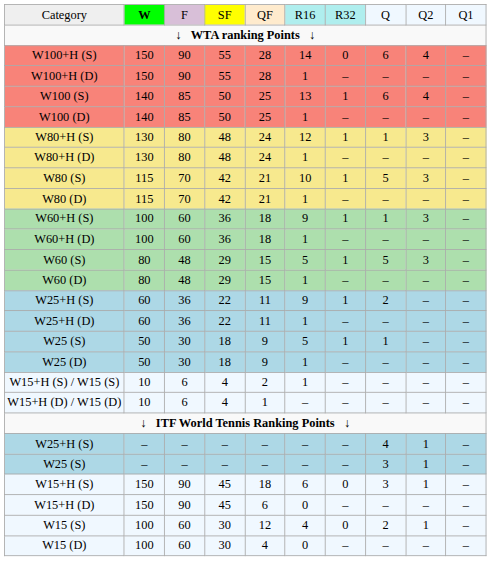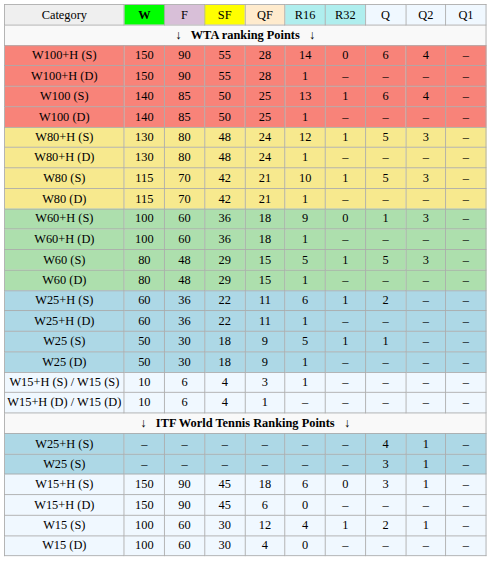(386, 137) 1 -> (386, 137) 5
(345, 219) 1 -> (345, 219) 0
(305, 301) 9 -> (305, 301) 6
(265, 382) 2 -> (265, 382) 3
(345, 525) 0 -> (345, 525) 1
